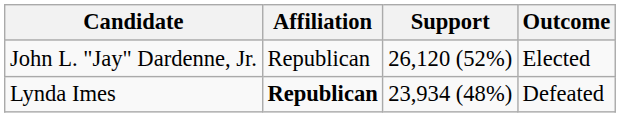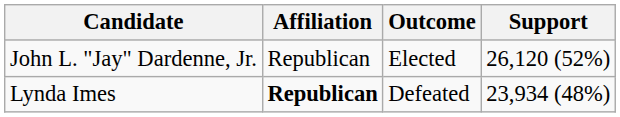columns swapped: (450, 22) <-> (566, 22)
